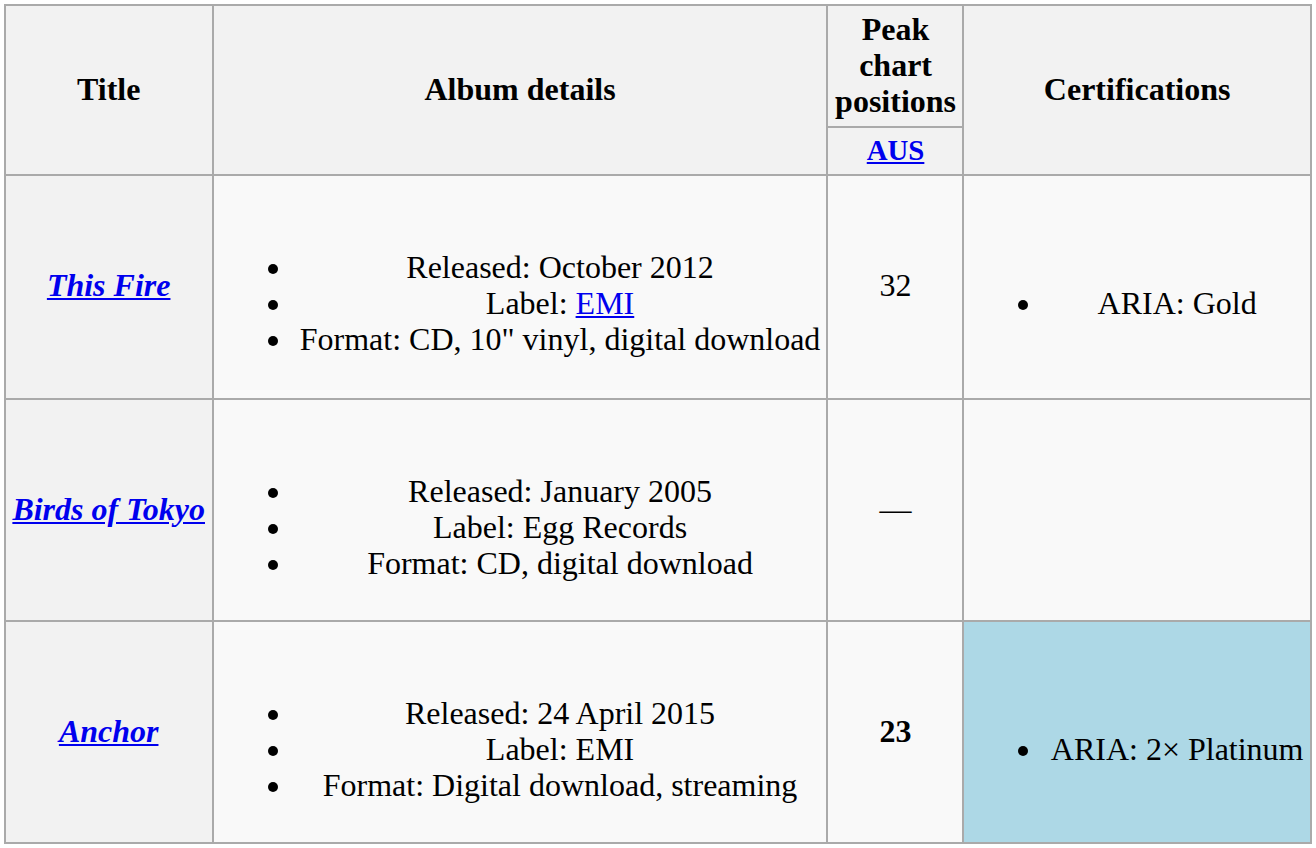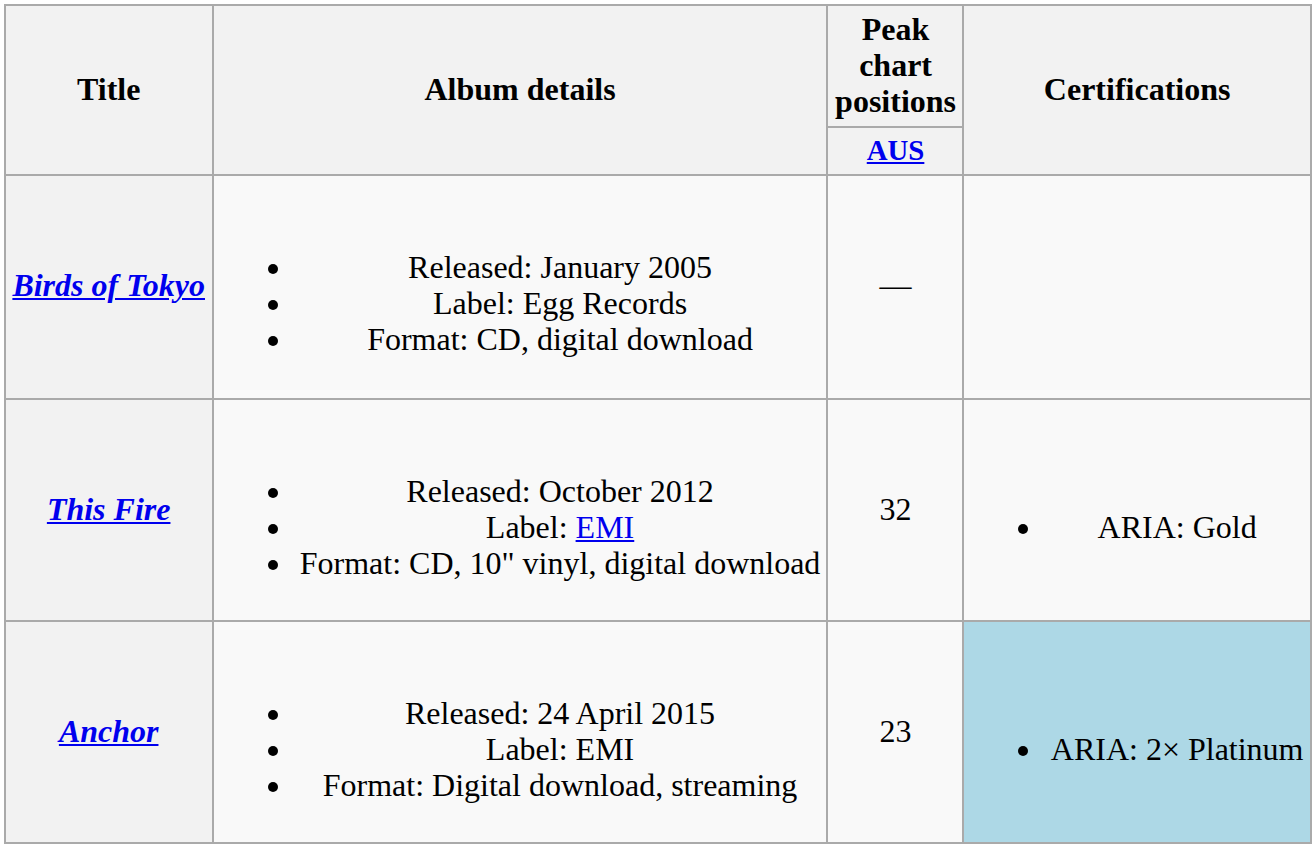rows swapped: (109, 508) <-> (109, 286)
(896, 731) bold -> (896, 731) normal
